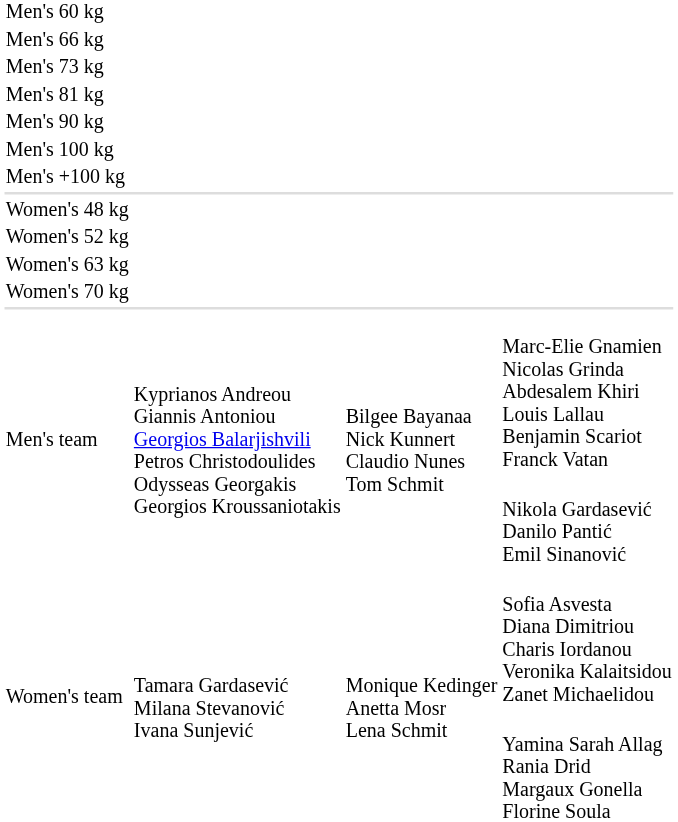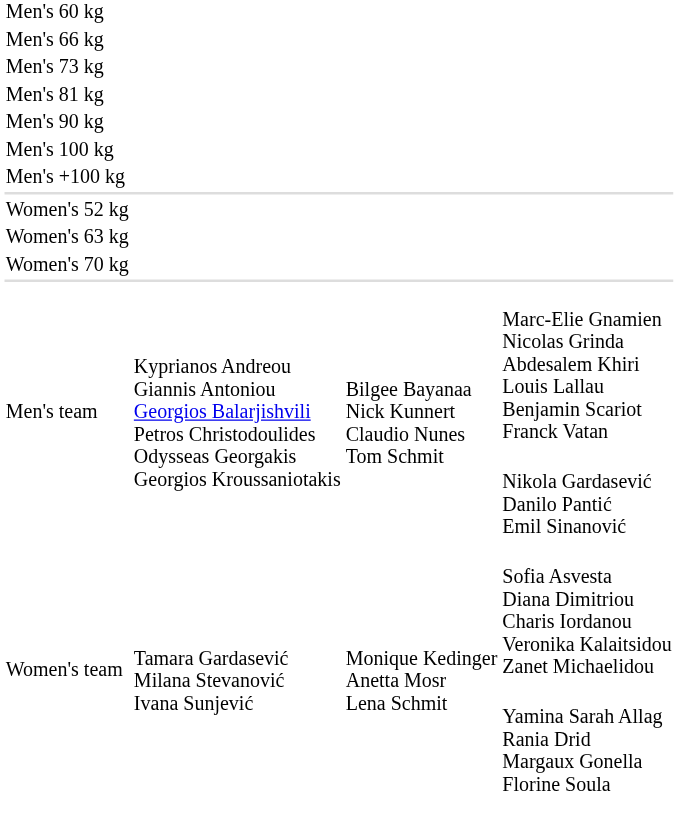- row: (67, 209)
